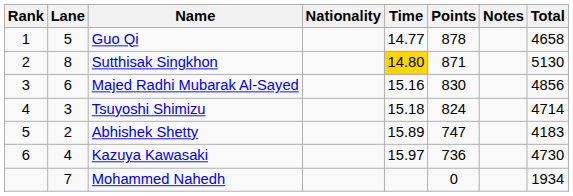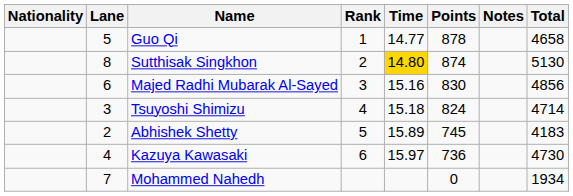columns swapped: (26, 16) <-> (343, 16)
(454, 62) 871 -> (454, 62) 874
(454, 132) 747 -> (454, 132) 745
